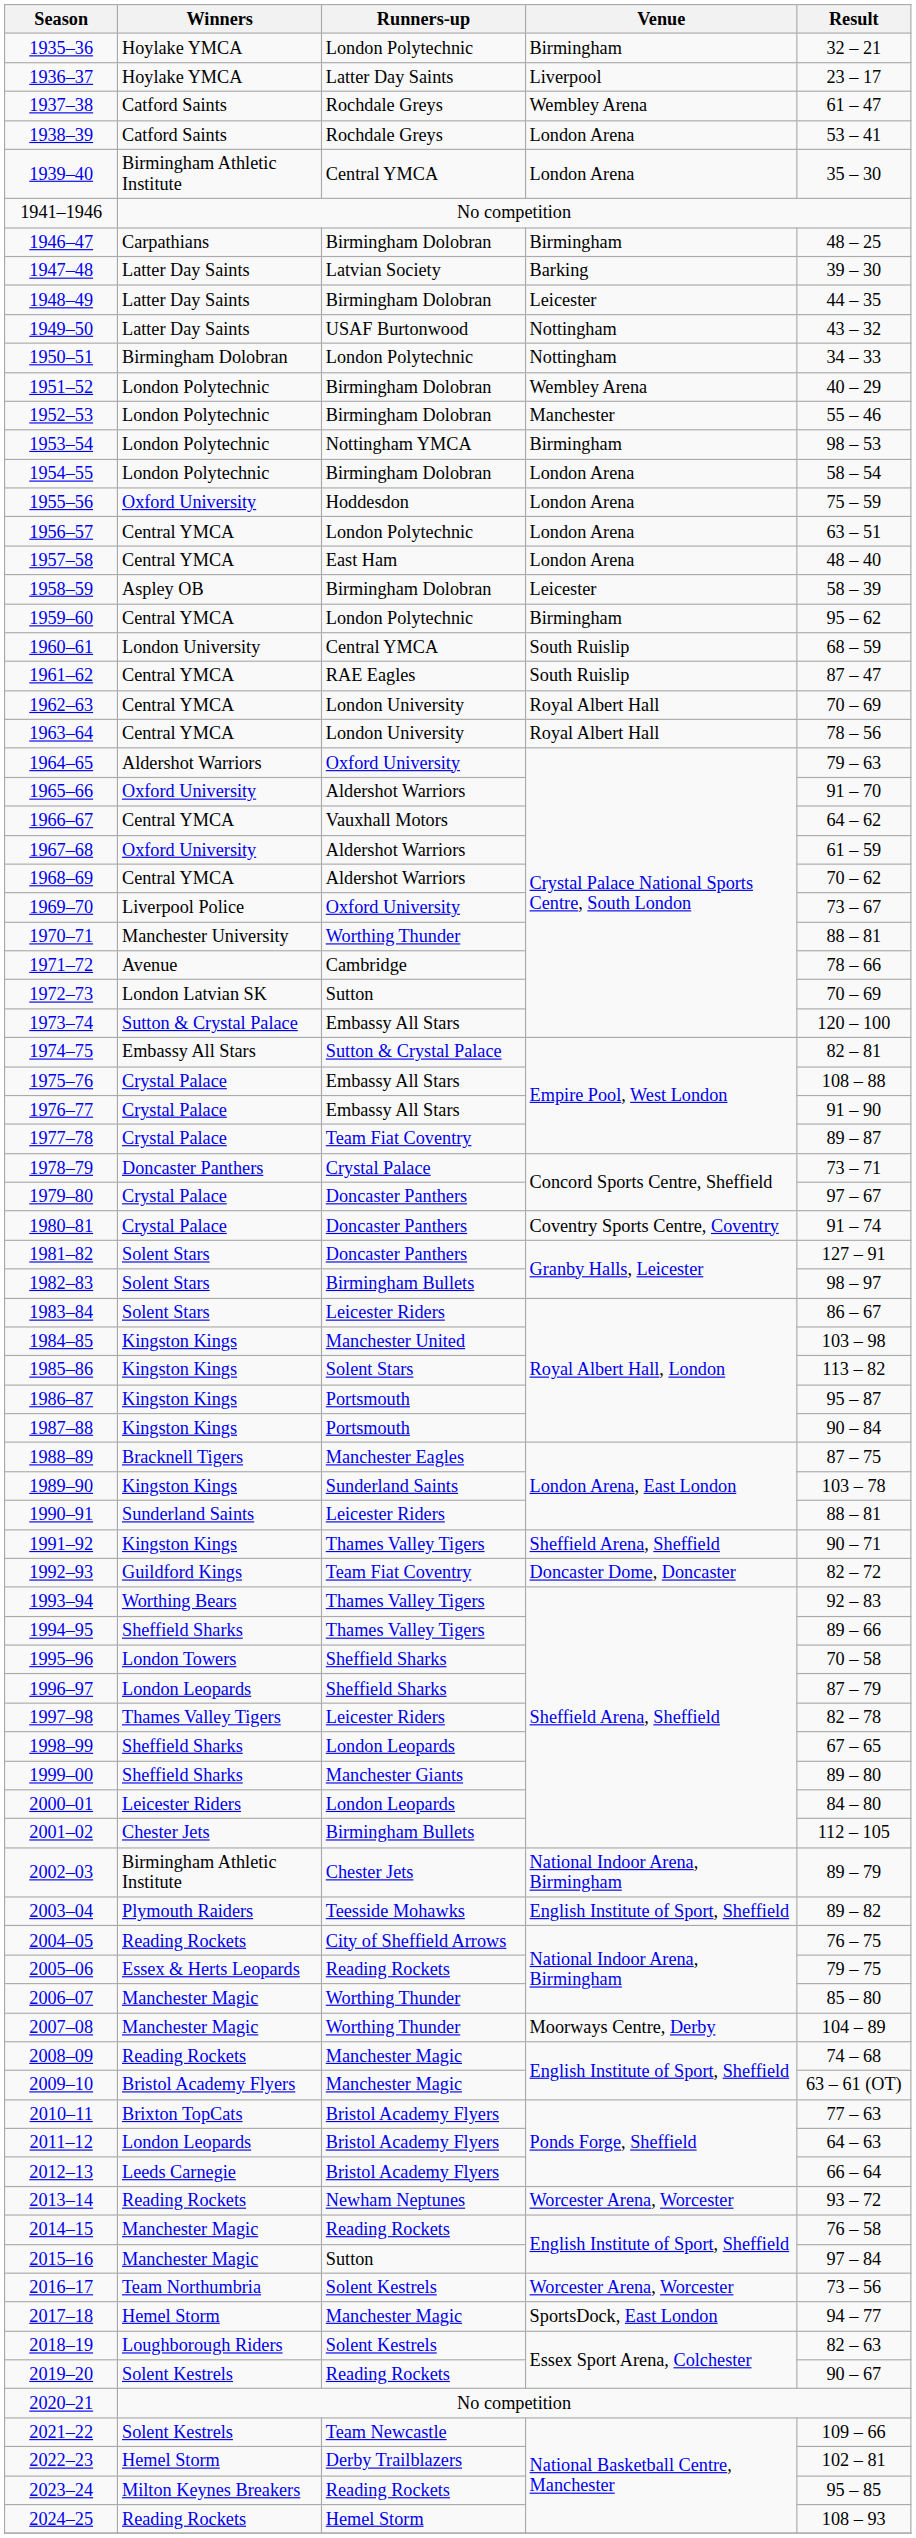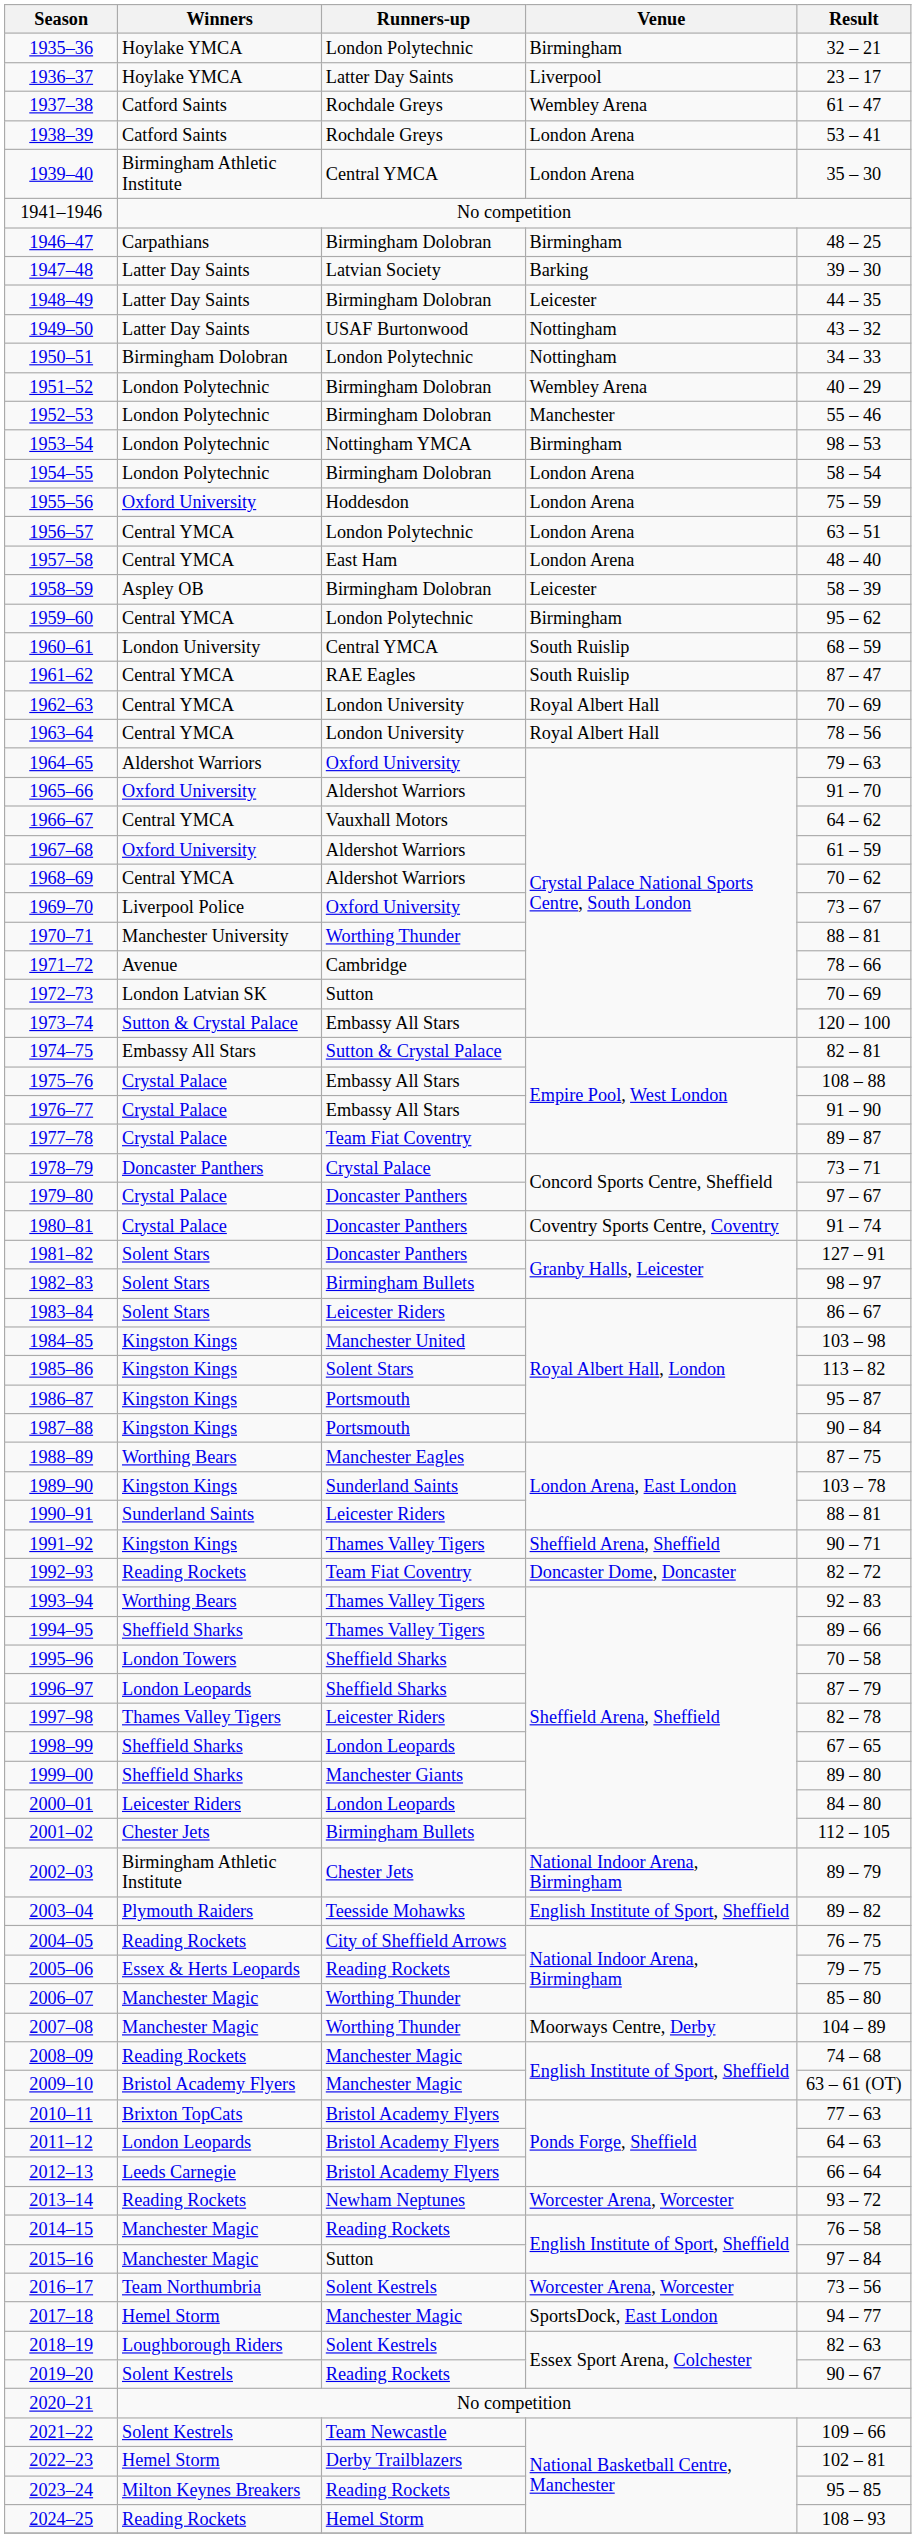(183, 1456) Bracknell Tigers -> (179, 1456) Worthing Bears
(182, 1572) Guildford Kings -> (184, 1572) Reading Rockets
